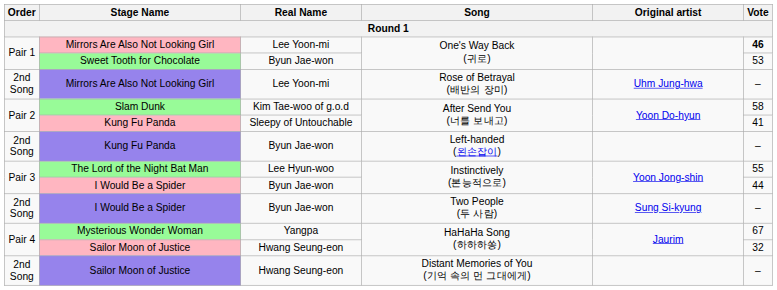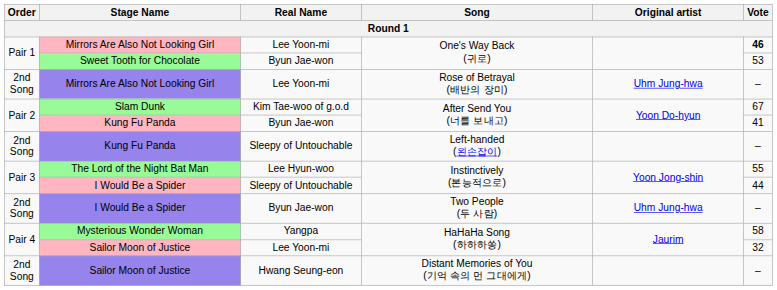(758, 107) 58 -> (758, 107) 67
(301, 123) Sleepy of Untouchable -> (301, 123) Byun Jae-won
(301, 146) Byun Jae-won -> (301, 146) Sleepy of Untouchable
(301, 185) Byun Jae-won -> (301, 185) Sleepy of Untouchable
(668, 208) Sung Si-kyung -> (668, 208) Uhm Jung-hwa
(758, 231) 67 -> (758, 231) 58
(301, 247) Hwang Seung-eon -> (301, 247) Lee Yoon-mi
